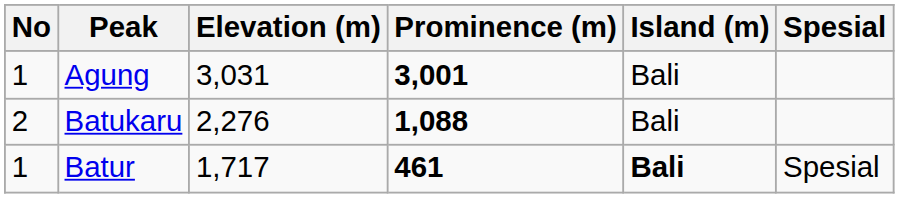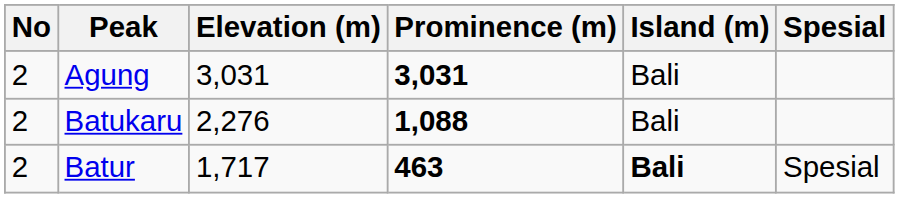(20, 74) 1 -> (20, 74) 2
(431, 74) 3,001 -> (431, 74) 3,031
(20, 167) 1 -> (20, 167) 2
(419, 167) 461 -> (419, 167) 463
